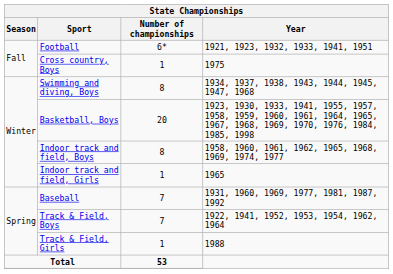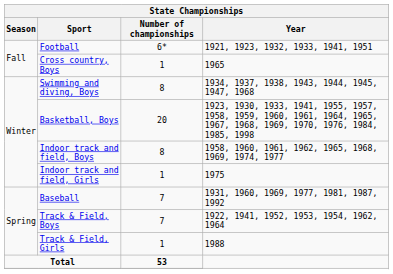(215, 65) 1975 -> (215, 65) 1965
(215, 175) 1965 -> (215, 175) 1975
